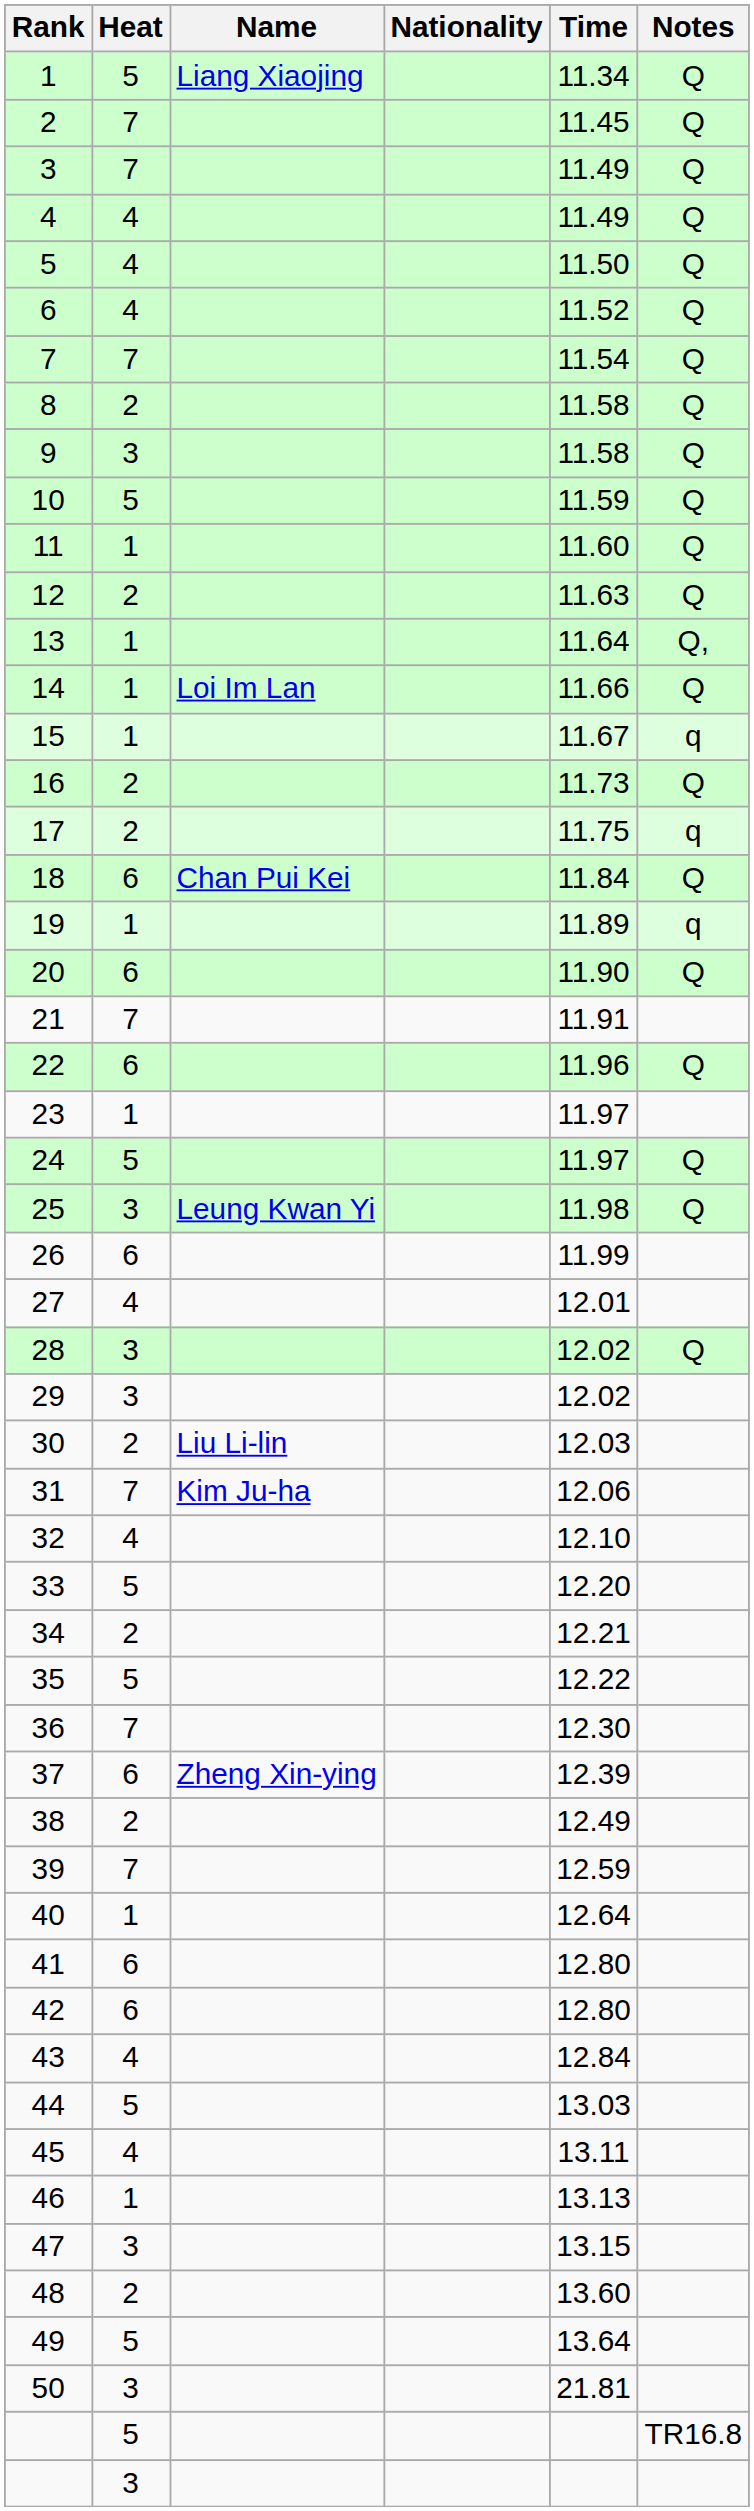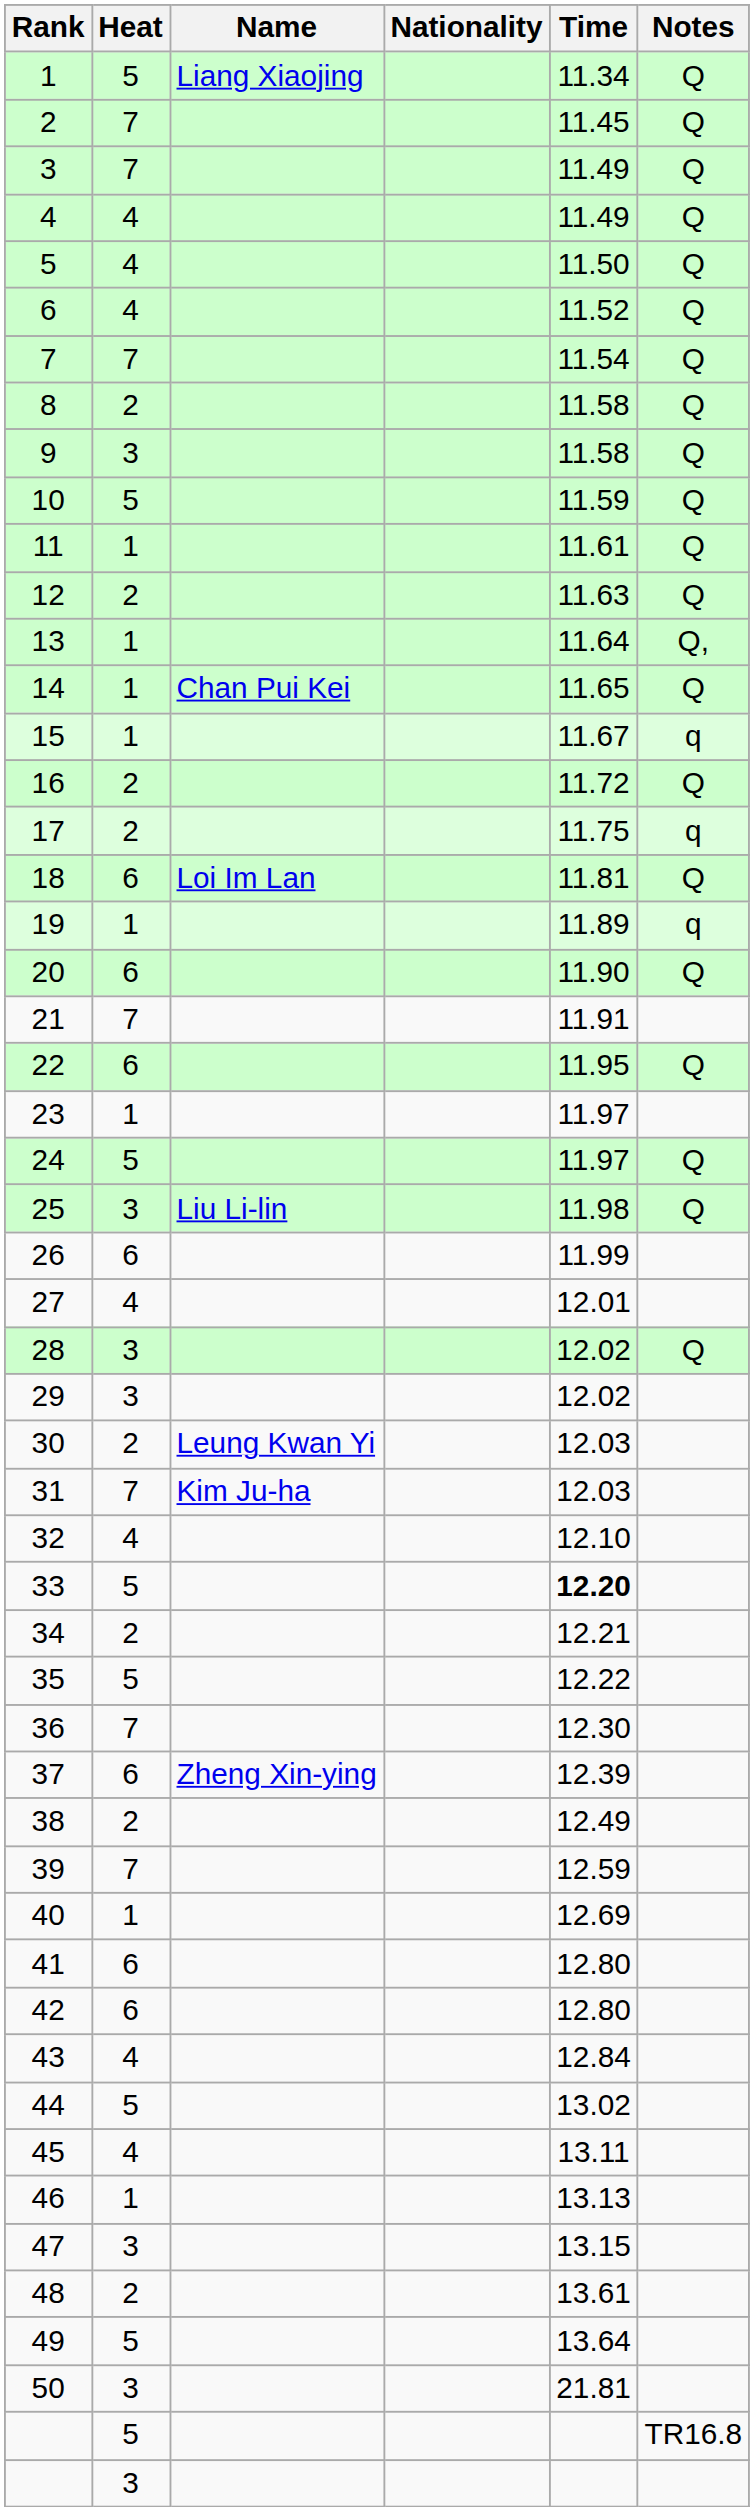(594, 547) 11.60 -> (594, 547) 11.61
(246, 688) Loi Im Lan -> (263, 688) Chan Pui Kei
(594, 688) 11.66 -> (594, 688) 11.65
(594, 783) 11.73 -> (594, 783) 11.72
(263, 877) Chan Pui Kei -> (246, 877) Loi Im Lan
(594, 877) 11.84 -> (594, 877) 11.81
(594, 1066) 11.96 -> (594, 1066) 11.95
(276, 1208) Leung Kwan Yi -> (232, 1208) Liu Li-lin
(232, 1444) Liu Li-lin -> (276, 1444) Leung Kwan Yi
(594, 1491) 12.06 -> (594, 1491) 12.03
(594, 1585) normal -> (594, 1585) bold
(594, 1915) 12.64 -> (594, 1915) 12.69
(594, 2104) 13.03 -> (594, 2104) 13.02
(594, 2293) 13.60 -> (594, 2293) 13.61
